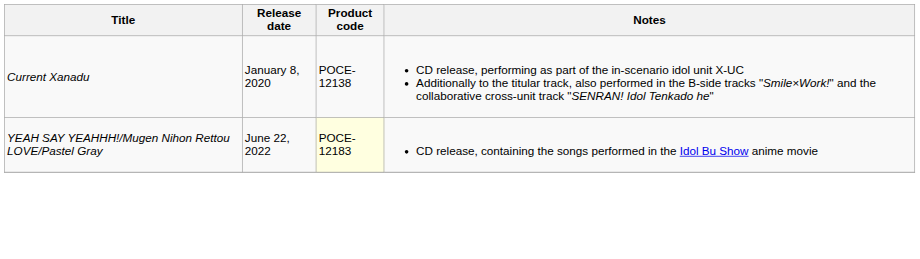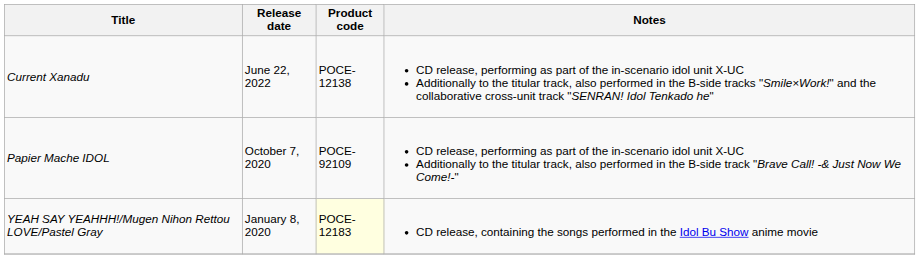(272, 76) January 8, 2020 -> (267, 76) June 22, 2022
+ row: (58, 158)
(267, 144) June 22, 2022 -> (272, 226) January 8, 2020
